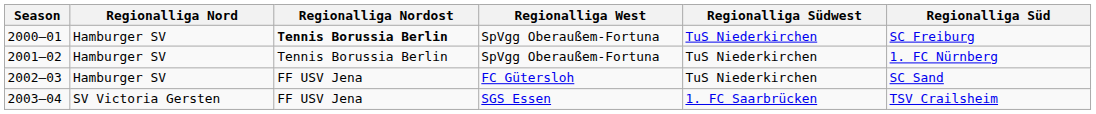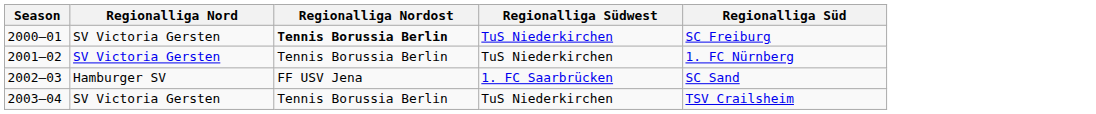- column: (580, 15)
(120, 36) Hamburger SV -> (147, 36) SV Victoria Gersten
(120, 57) Hamburger SV -> (147, 57) SV Victoria Gersten
(751, 78) TuS Niederkirchen -> (547, 78) 1. FC Saarbrücken
(320, 99) FF USV Jena -> (362, 99) Tennis Borussia Berlin
(751, 99) 1. FC Saarbrücken -> (547, 99) TuS Niederkirchen
